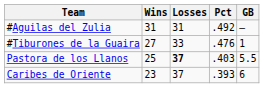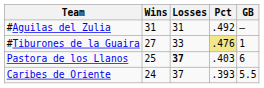(223, 44) no background -> (223, 44) khaki background
(248, 59) 5.5 -> (242, 59) 6
(150, 75) 23 -> (150, 75) 24
(242, 75) 6 -> (248, 75) 5.5
